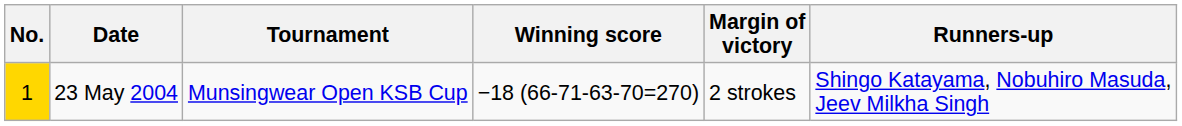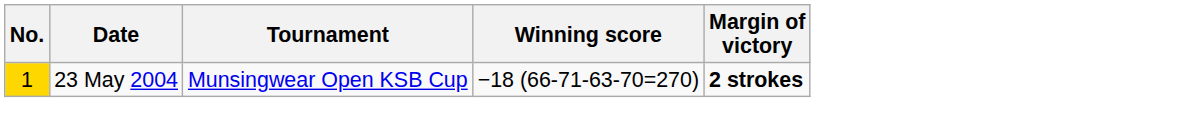- column: (993, 34)
(752, 92) normal -> (756, 80) bold
